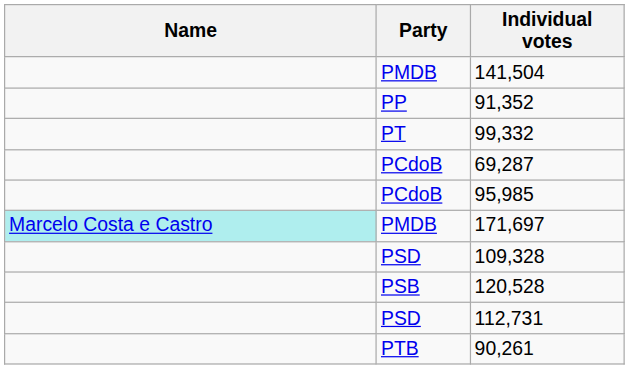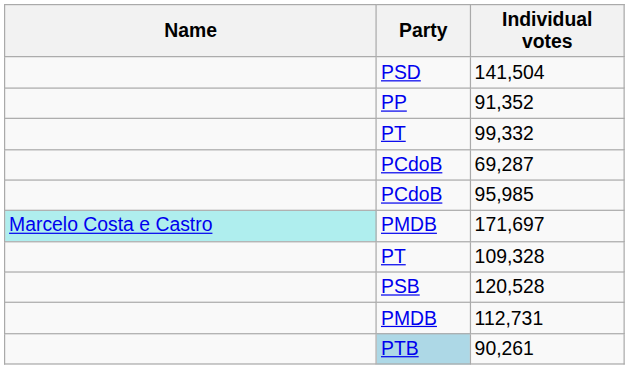(409, 72) PMDB -> (401, 72) PSD
(401, 256) PSD -> (393, 256) PT
(401, 317) PSD -> (409, 317) PMDB
(400, 348) no background -> (400, 348) lightblue background
